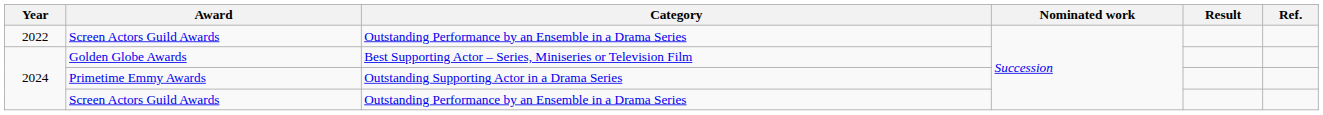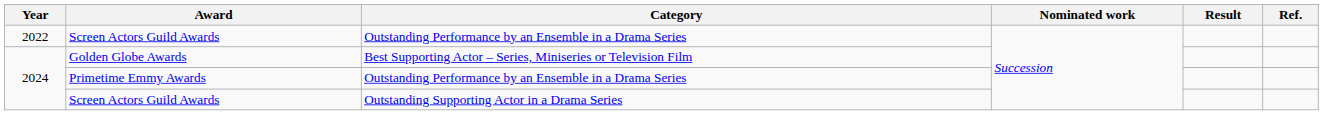(493, 78) Outstanding Supporting Actor in a Drama Series -> (525, 78) Outstanding Performance by an Ensemble in a Drama Series
(525, 99) Outstanding Performance by an Ensemble in a Drama Series -> (493, 99) Outstanding Supporting Actor in a Drama Series
